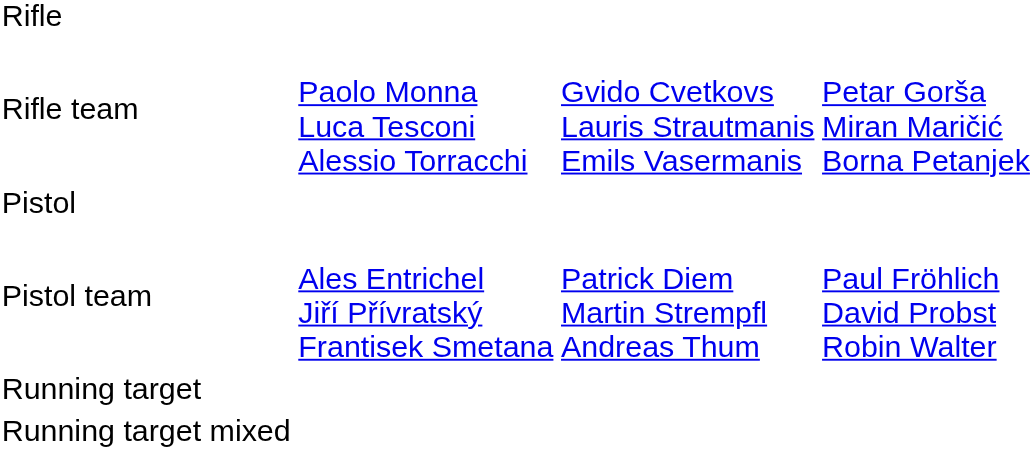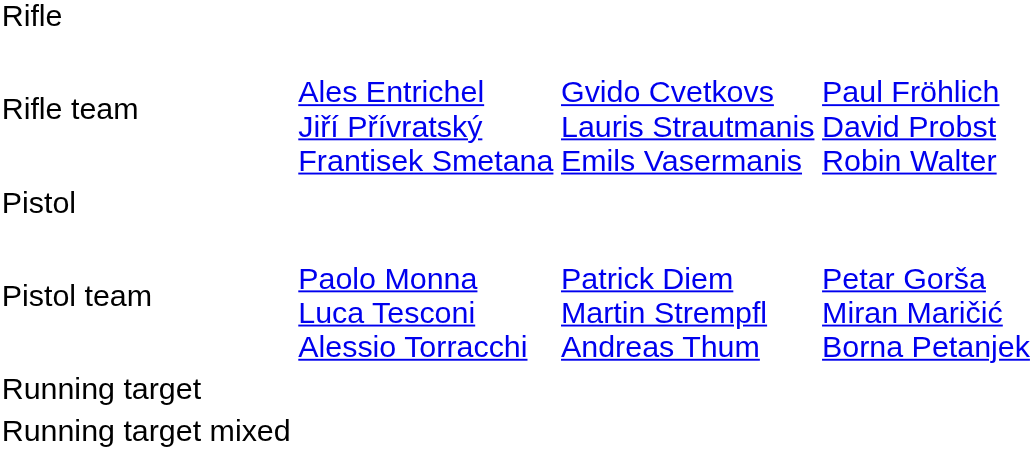(413, 126) Paolo Monna Luca Tesconi Alessio Torracchi -> (426, 126) Ales Entrichel Jiří Přívratský Frantisek Smetana
(926, 126) Petar Gorša Miran Maričić Borna Petanjek -> (911, 126) Paul Fröhlich David Probst Robin Walter
(426, 312) Ales Entrichel Jiří Přívratský Frantisek Smetana -> (413, 312) Paolo Monna Luca Tesconi Alessio Torracchi
(911, 312) Paul Fröhlich David Probst Robin Walter -> (926, 312) Petar Gorša Miran Maričić Borna Petanjek
